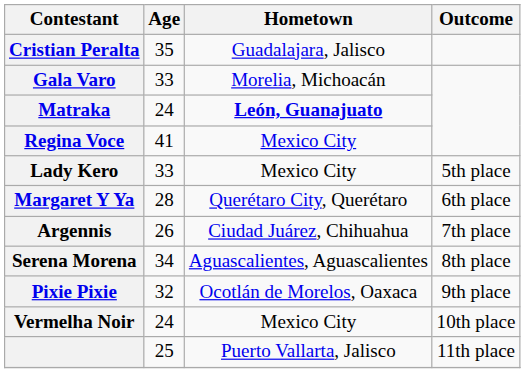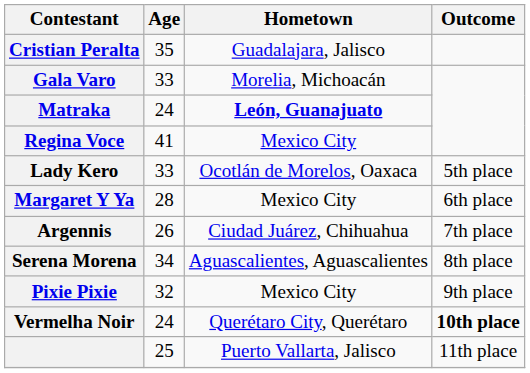(308, 170) Mexico City -> (308, 170) Ocotlán de Morelos, Oaxaca
(308, 200) Querétaro City, Querétaro -> (308, 200) Mexico City
(308, 291) Ocotlán de Morelos, Oaxaca -> (308, 291) Mexico City
(308, 321) Mexico City -> (308, 321) Querétaro City, Querétaro
(476, 321) normal -> (478, 321) bold
